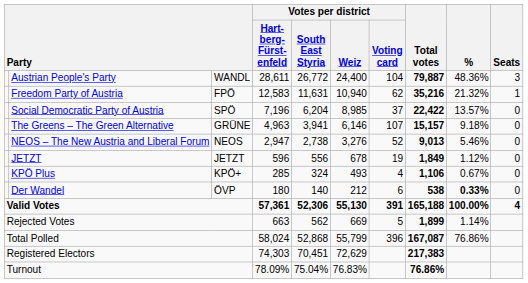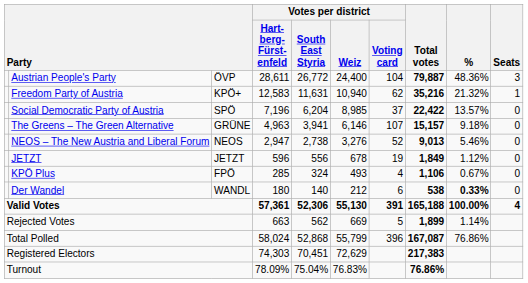(232, 78) WANDL -> (225, 78) ÖVP
(224, 94) FPÖ -> (228, 94) KPÖ+
(228, 174) KPÖ+ -> (224, 174) FPÖ
(225, 190) ÖVP -> (232, 190) WANDL
